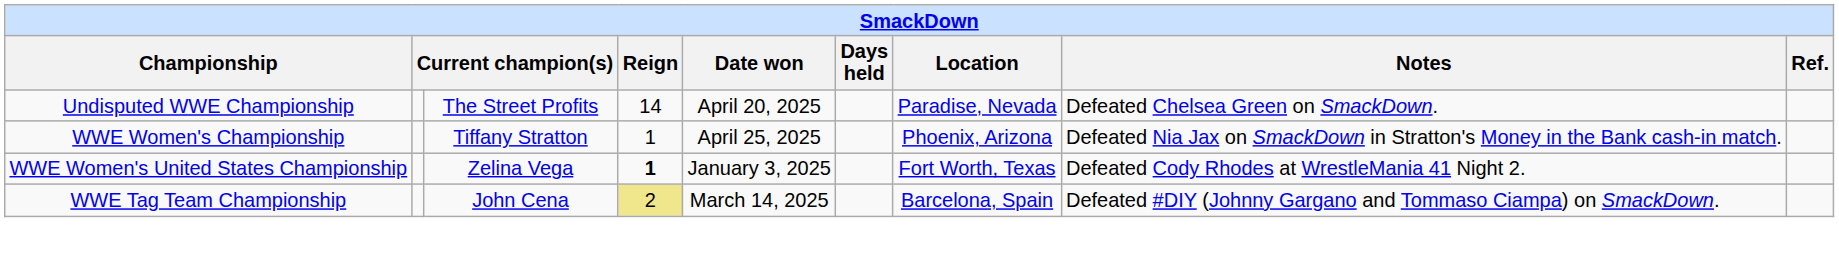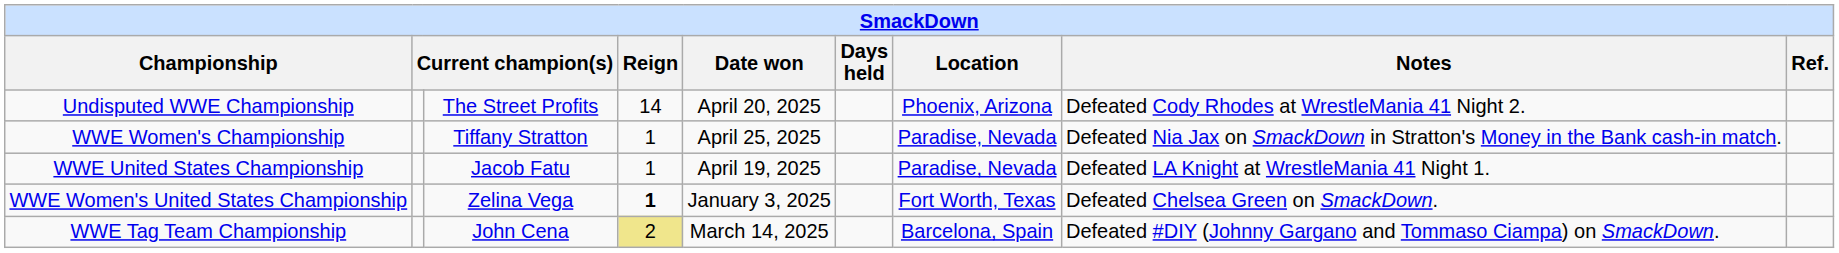(977, 105) Paradise, Nevada -> (977, 105) Phoenix, Arizona
(1252, 105) Defeated Chelsea Green on SmackDown. -> (1296, 105) Defeated Cody Rhodes at WrestleMania 41 Night 2.
(977, 137) Phoenix, Arizona -> (977, 137) Paradise, Nevada
+ row: (208, 168)
(1296, 168) Defeated Cody Rhodes at WrestleMania 41 Night 2. -> (1252, 200) Defeated Chelsea Green on SmackDown.
